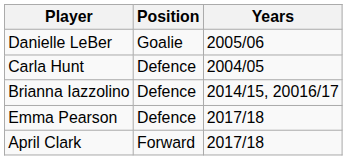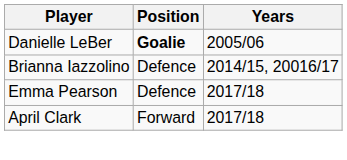(160, 42) normal -> (161, 42) bold
- row: (46, 67)
